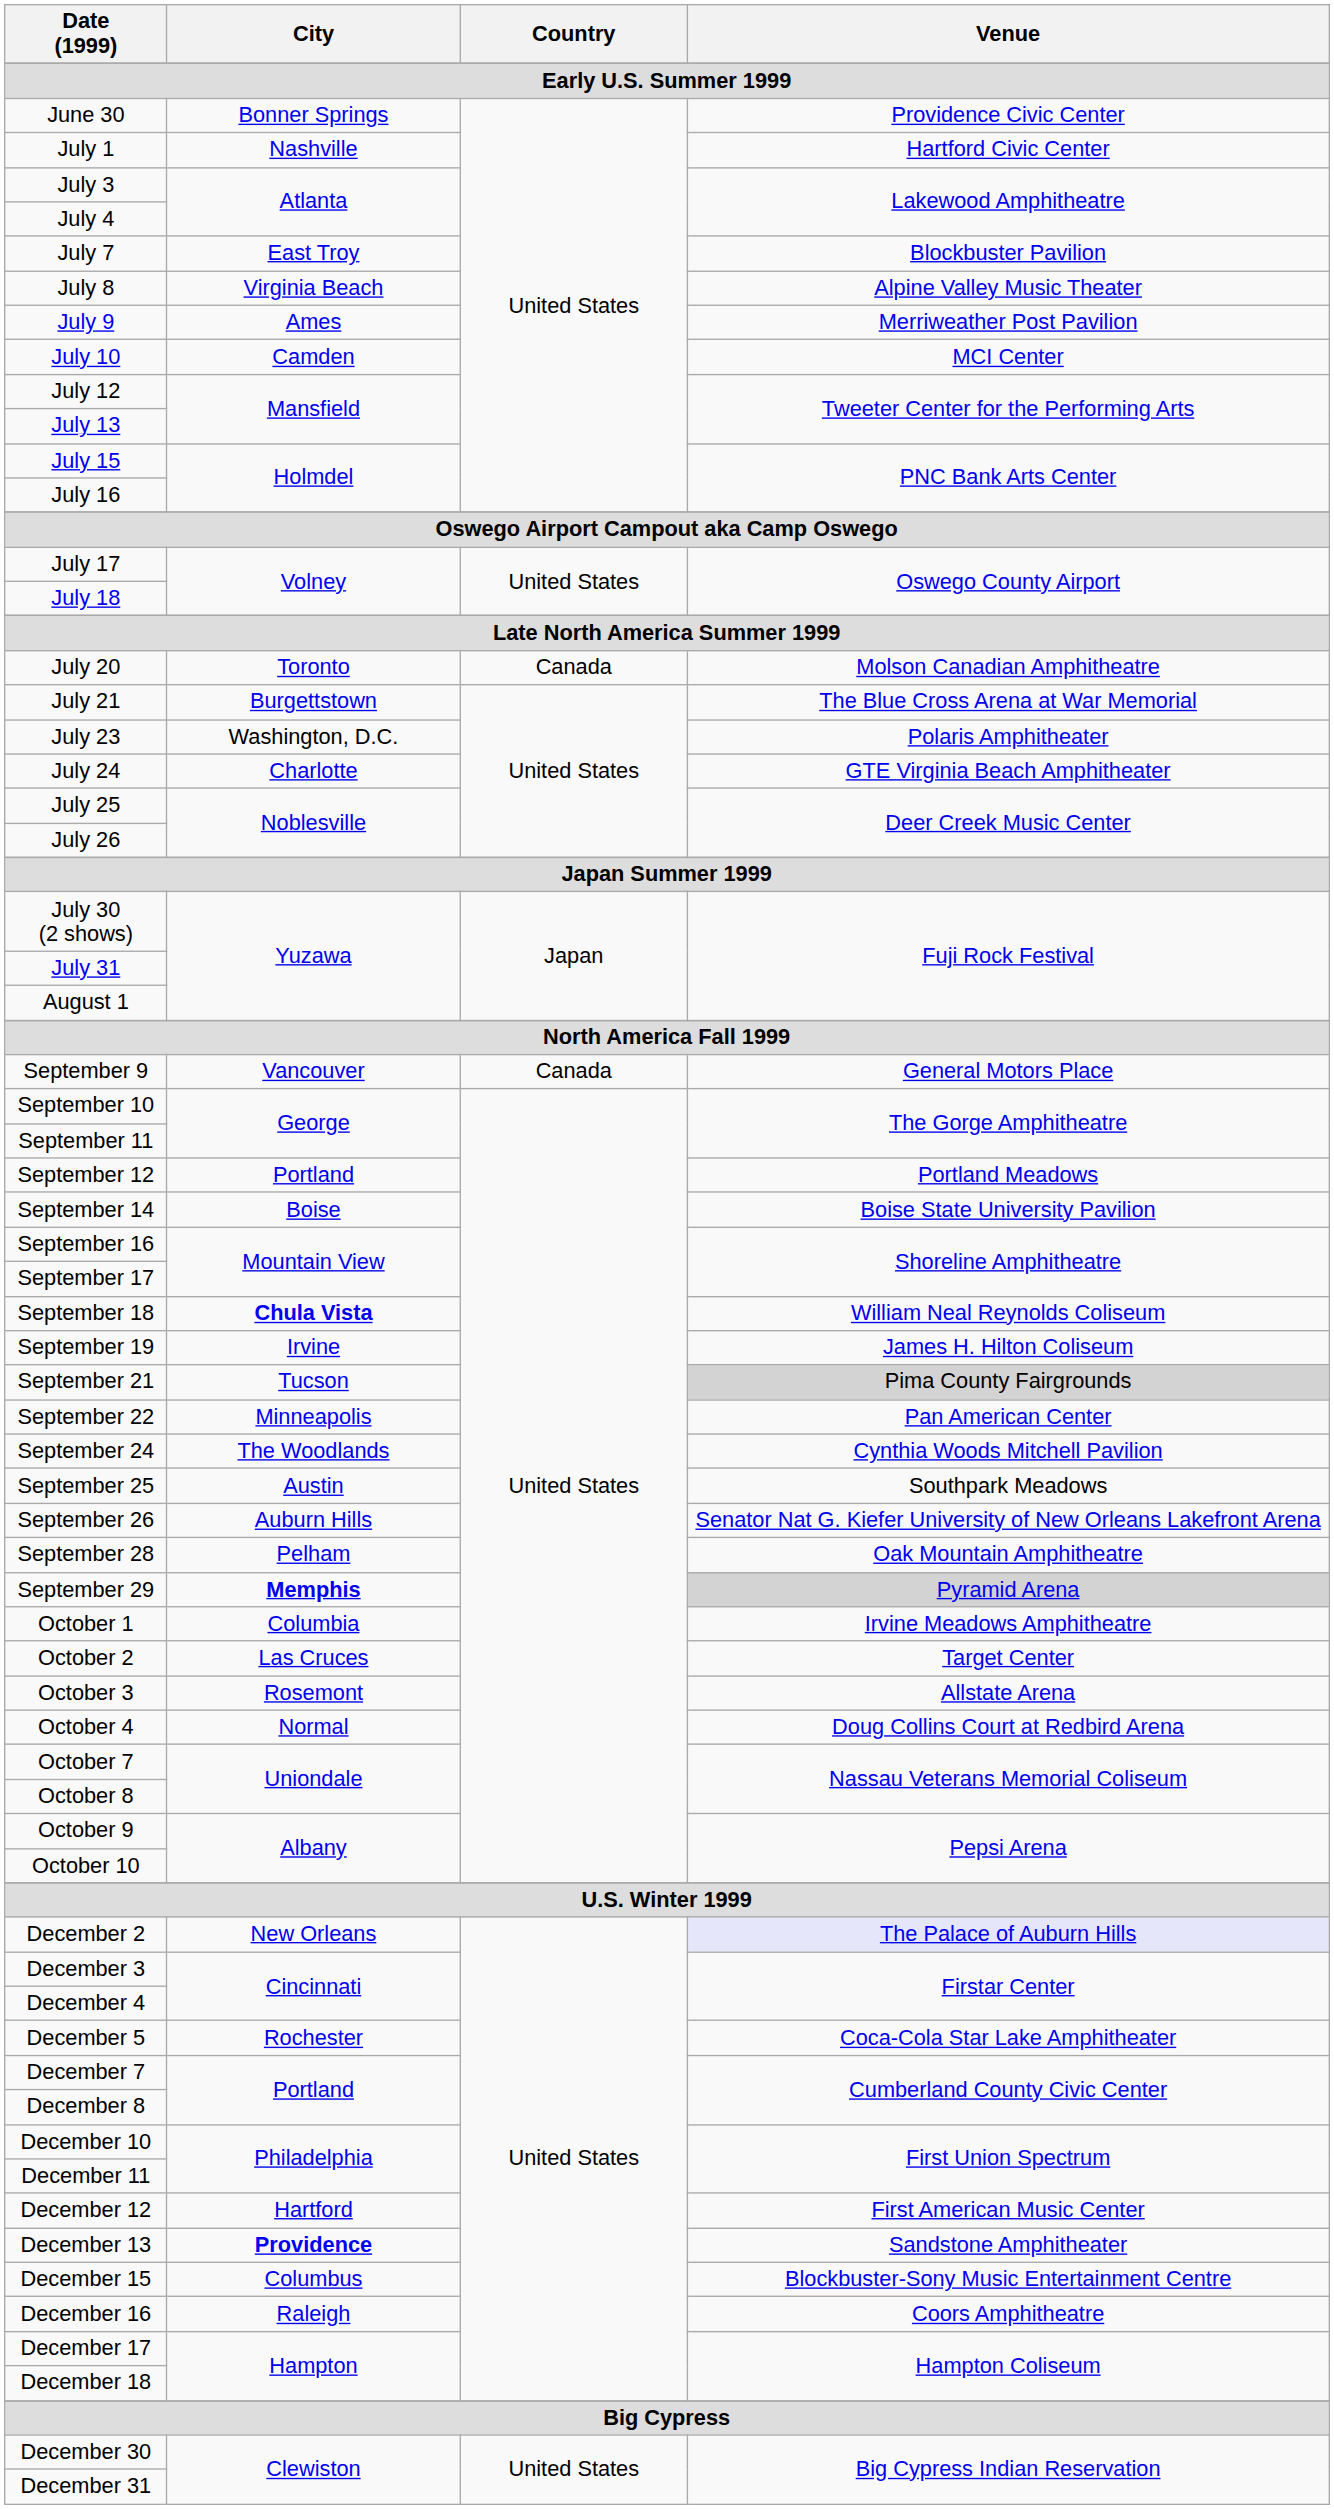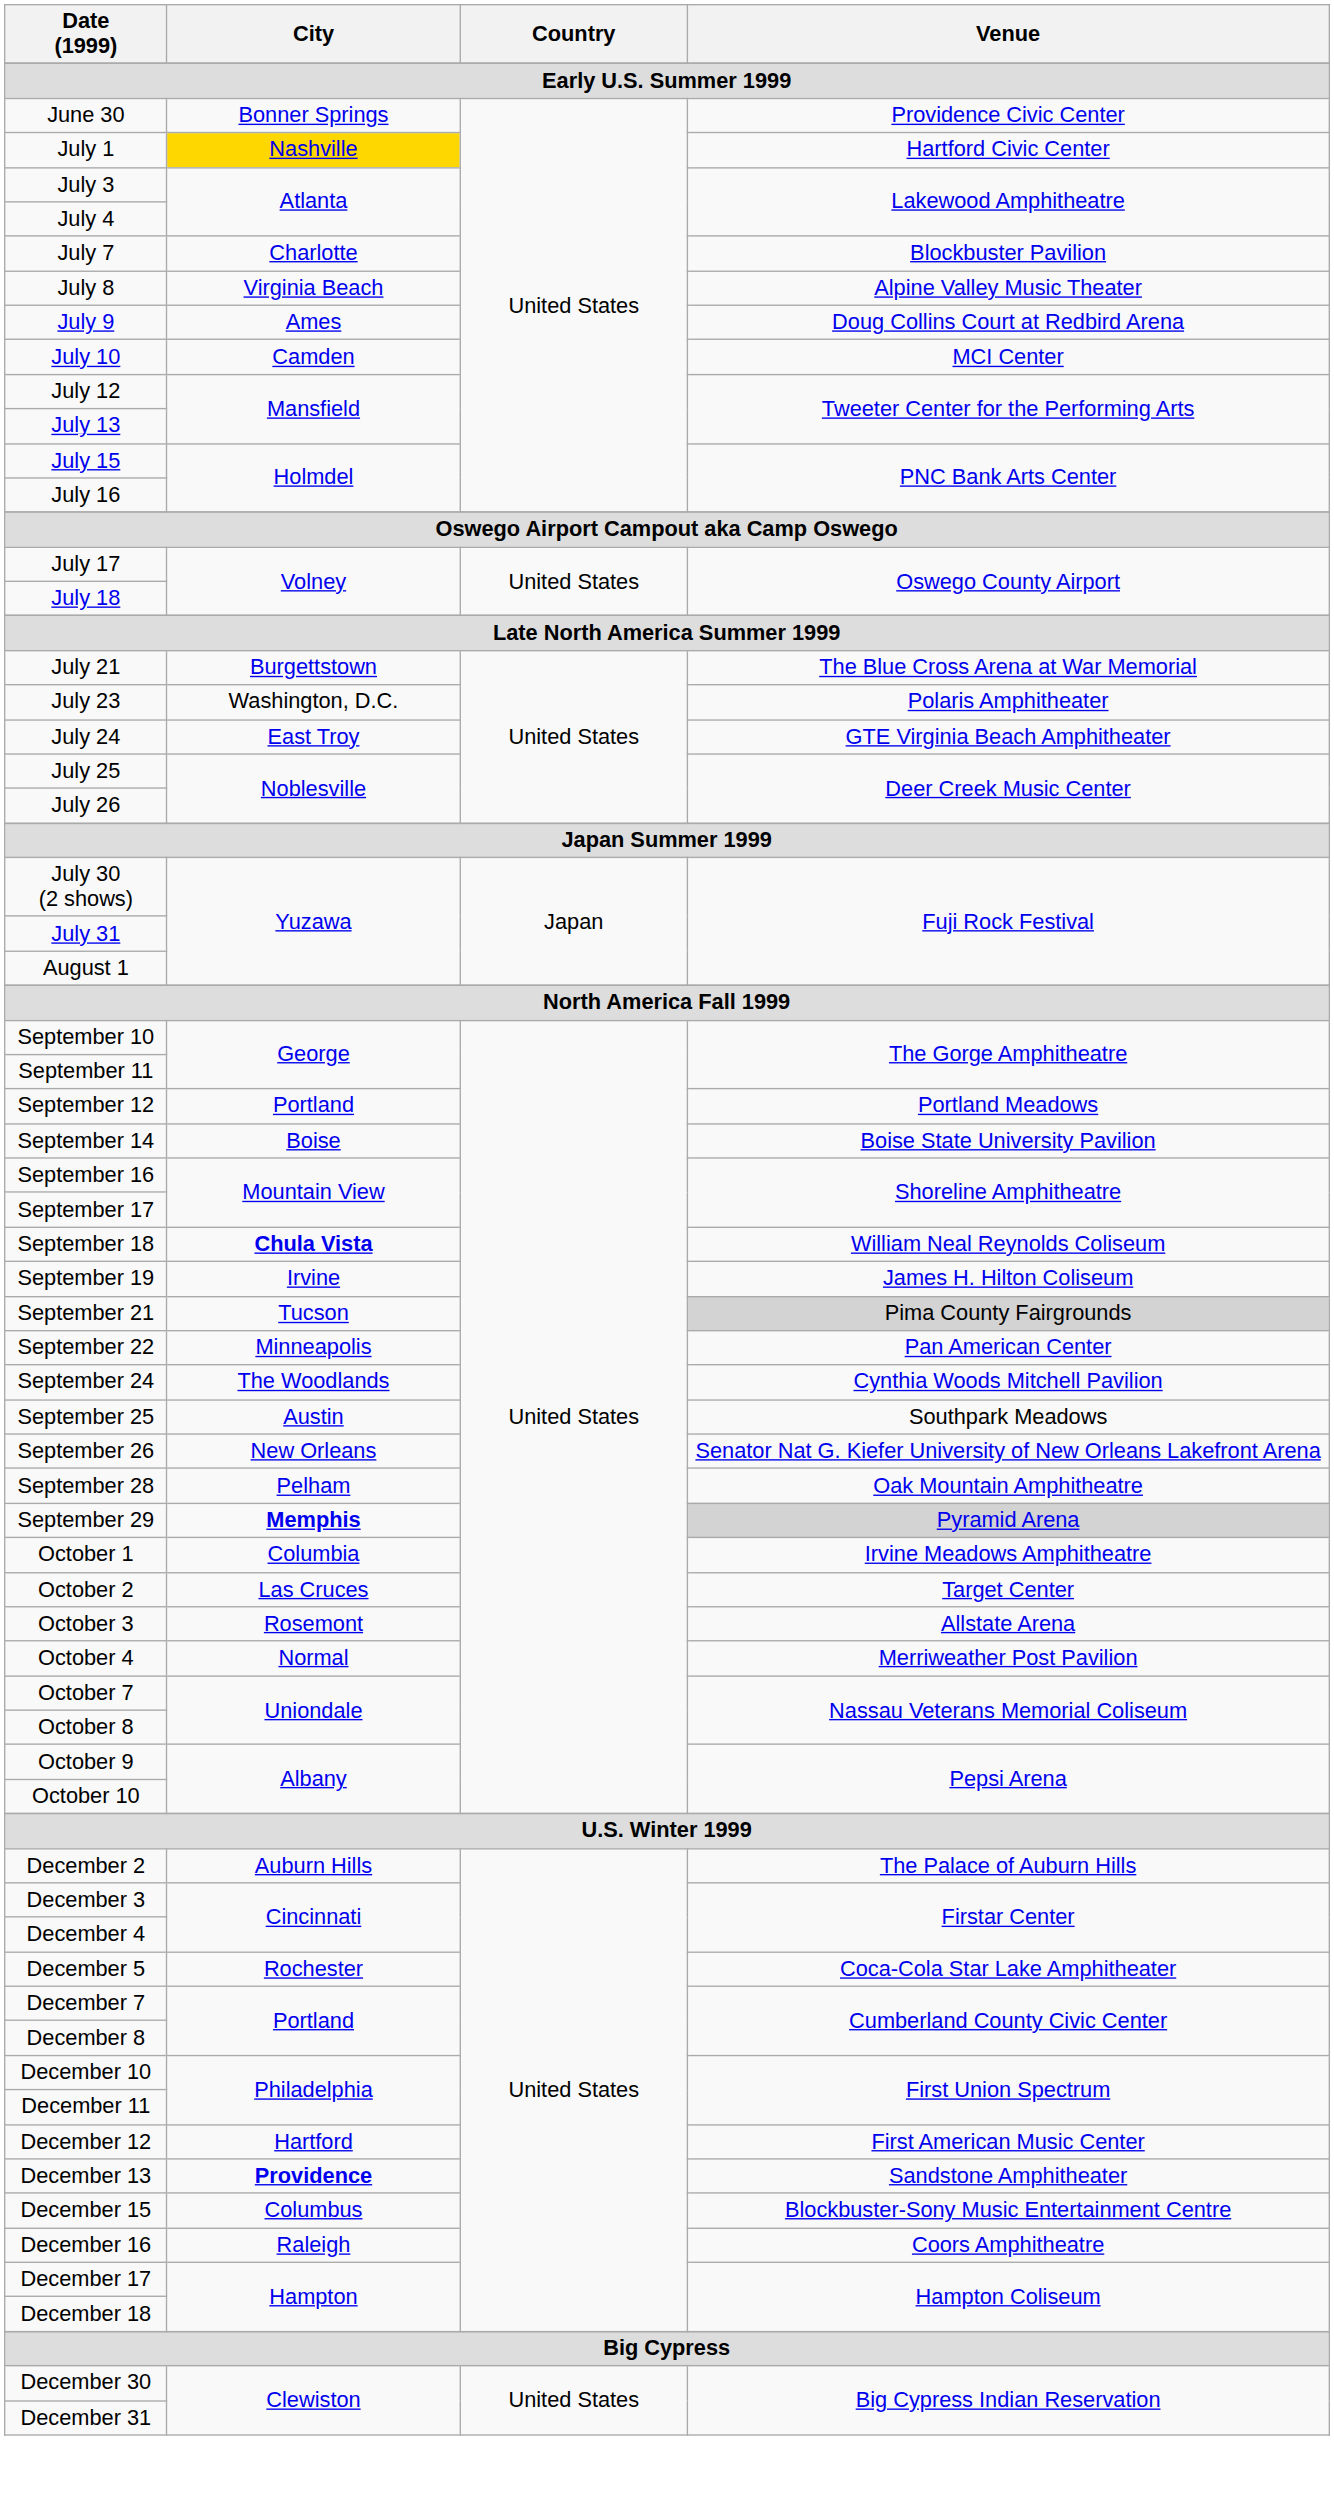(313, 149) no background -> (313, 149) gold background
(313, 253) East Troy -> (313, 253) Charlotte
(1008, 322) Merriweather Post Pavilion -> (1008, 322) Doug Collins Court at Redbird Arena
- row: (86, 667)
(313, 770) Charlotte -> (313, 736) East Troy
- row: (86, 1071)
(313, 1520) Auburn Hills -> (313, 1451) New Orleans
(1008, 1727) Doug Collins Court at Redbird Arena -> (1008, 1658) Merriweather Post Pavilion
(313, 1934) New Orleans -> (313, 1865) Auburn Hills
(1008, 1934) lavender background -> (1008, 1865) no background
